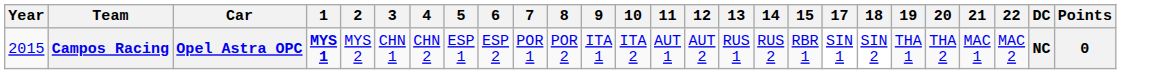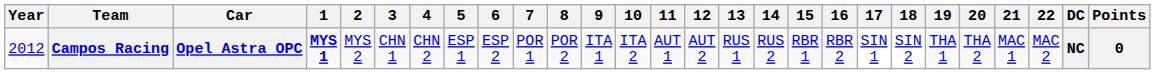+ column: (840, 17)
(26, 48) 2015 -> (26, 48) 2012
